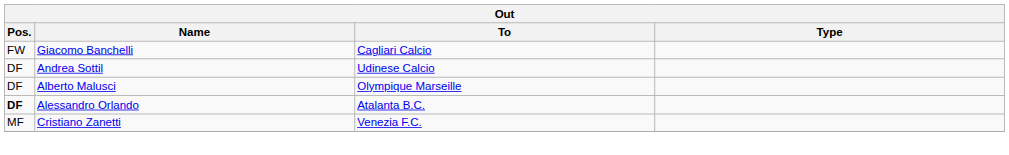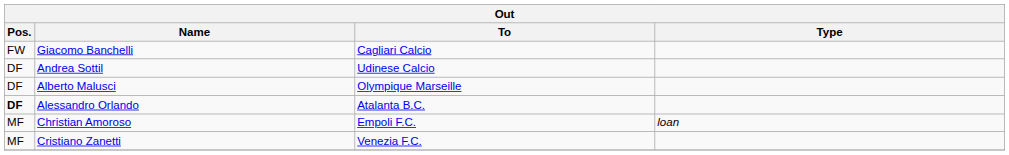+ row: (84, 123)
